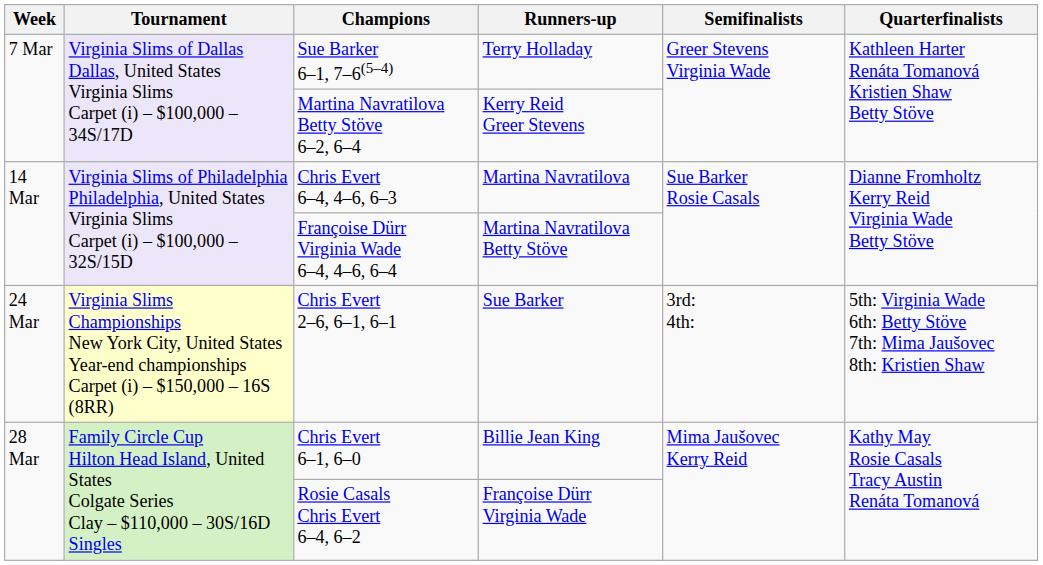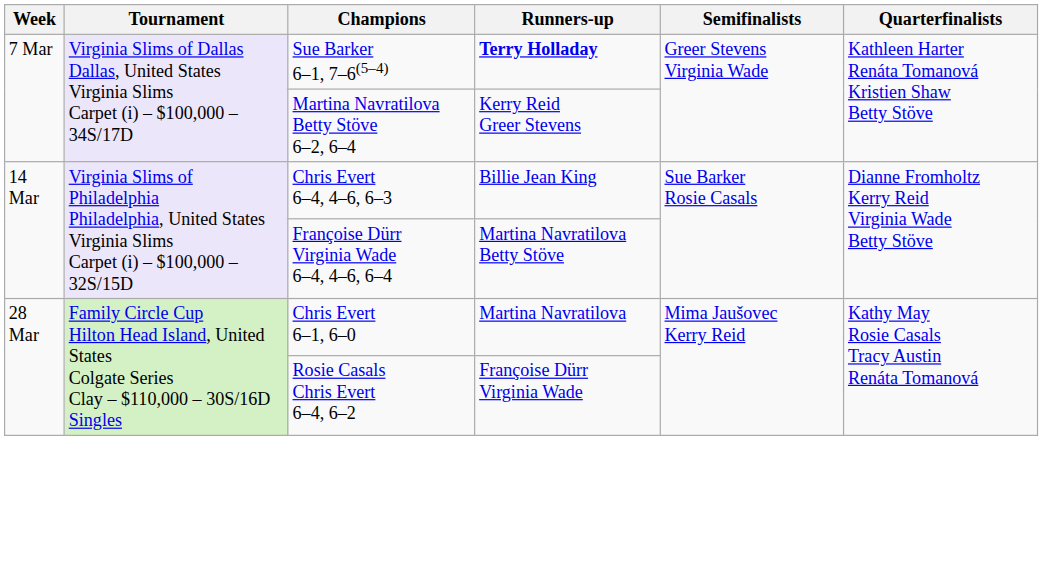(537, 49) normal -> (538, 49) bold
(556, 176) Martina Navratilova -> (538, 176) Billie Jean King
- row: (347, 311)
(541, 437) Billie Jean King -> (553, 313) Martina Navratilova
